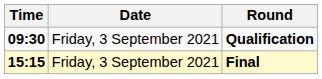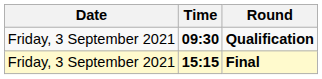columns swapped: (135, 16) <-> (26, 16)
